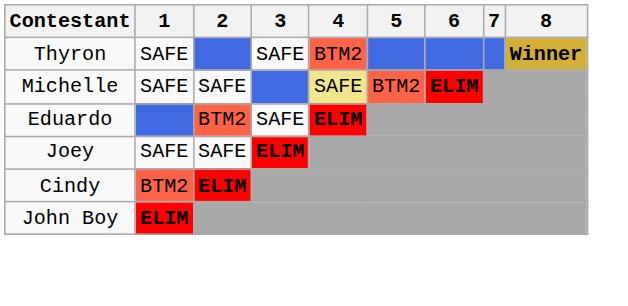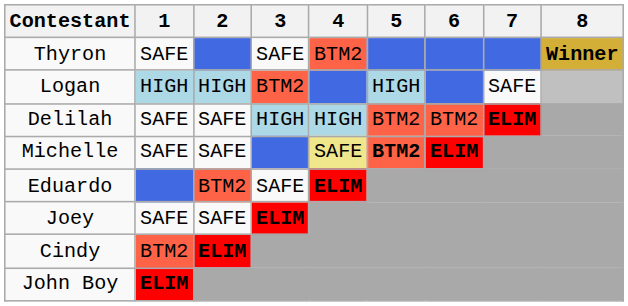+ row: (70, 87)
+ row: (70, 120)
(396, 87) normal -> (396, 153) bold
